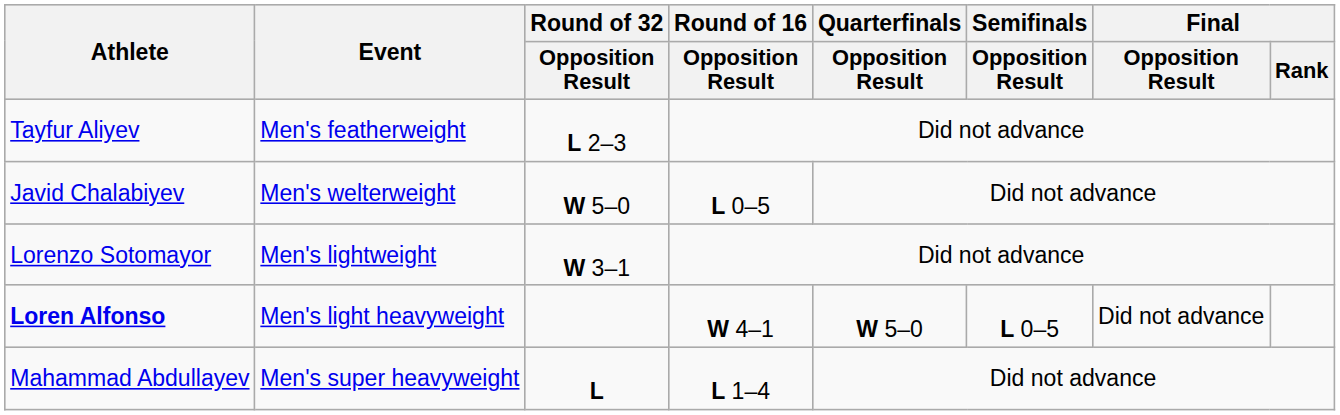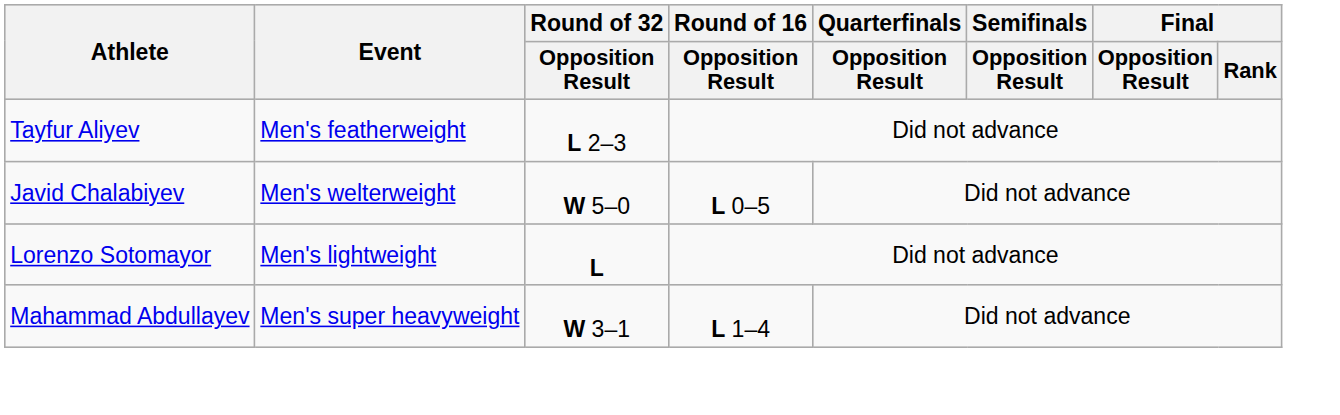(597, 268) W 3–1 -> (597, 268) L
- row: (88, 317)
(597, 392) L -> (597, 330) W 3–1
